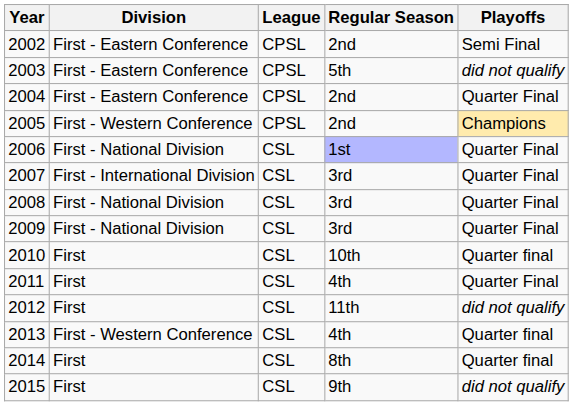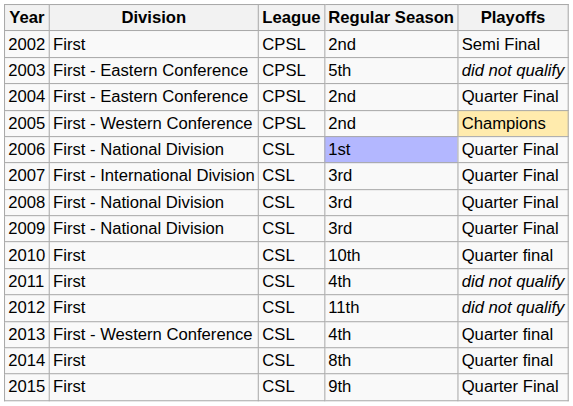(151, 44) First - Eastern Conference -> (69, 44) First
(510, 281) Quarter Final -> (513, 281) did not qualify
(513, 387) did not qualify -> (510, 387) Quarter Final
